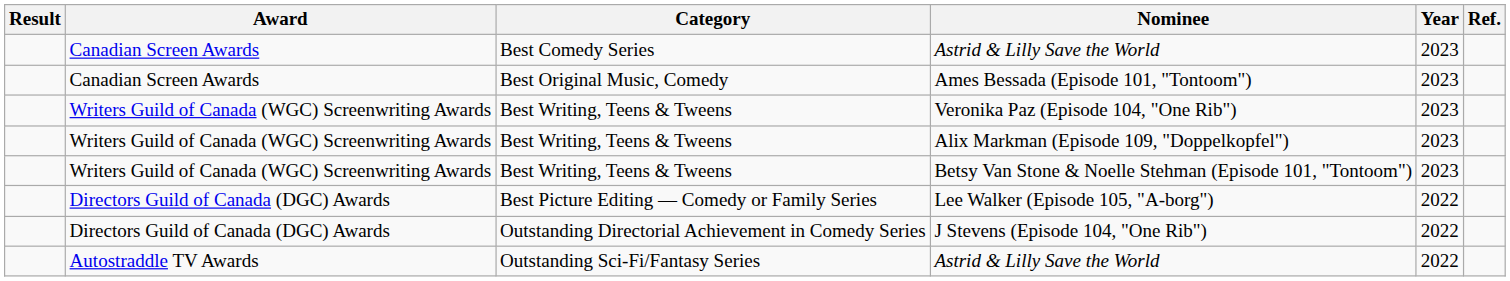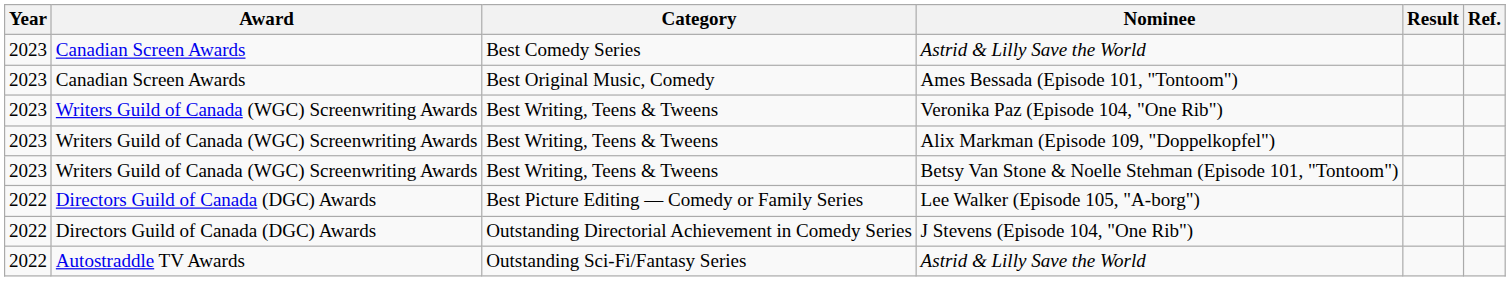columns swapped: (1440, 19) <-> (35, 19)
